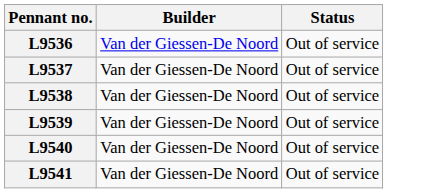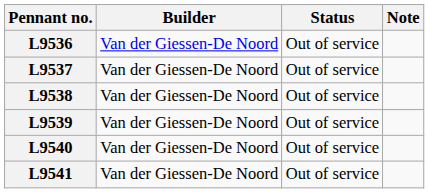+ column: (403, 17)
